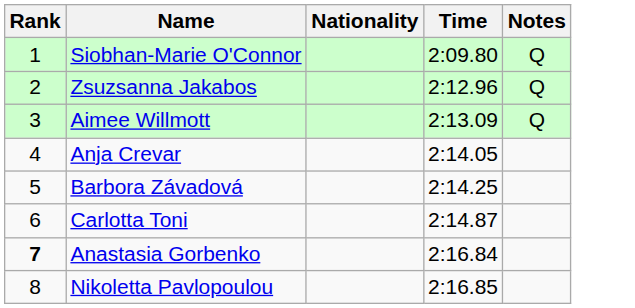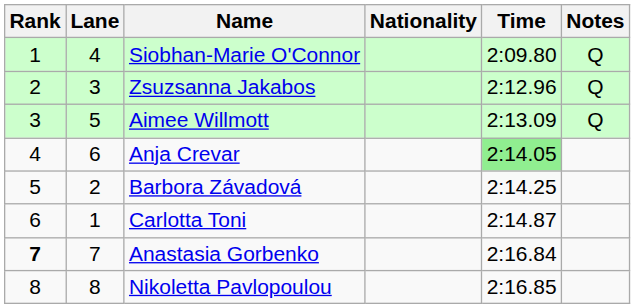+ column: (95, 21)
(463, 154) no background -> (522, 154) lightgreen background
